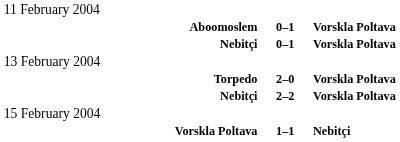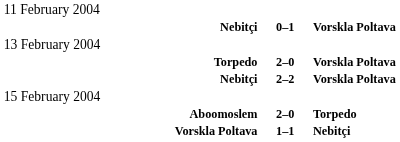- row: (224, 27)
+ row: (224, 114)
